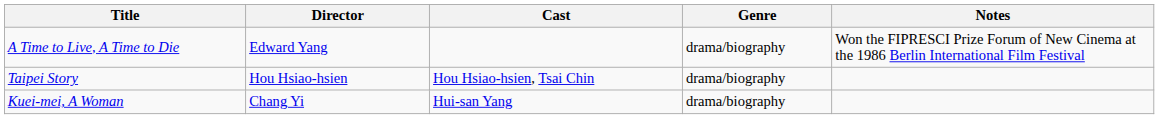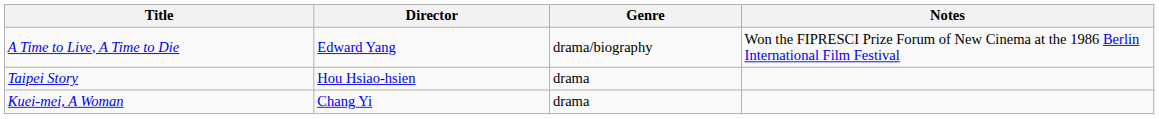- column: (556, 16)
(736, 78) drama/biography -> (571, 78) drama
(736, 101) drama/biography -> (571, 101) drama
